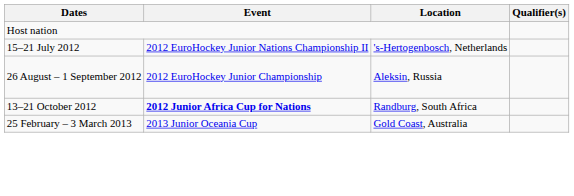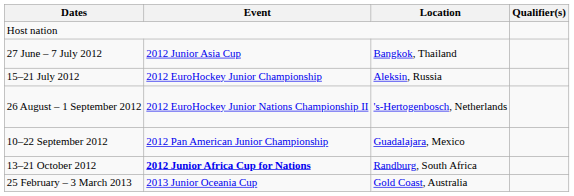+ row: (54, 53)
(257, 47) 2012 EuroHockey Junior Nations Championship II -> (234, 77) 2012 EuroHockey Junior Championship
(440, 47) 's-Hertogenbosch, Netherlands -> (408, 77) Aleksin, Russia
(234, 77) 2012 EuroHockey Junior Championship -> (257, 106) 2012 EuroHockey Junior Nations Championship II
(408, 77) Aleksin, Russia -> (440, 106) 's-Hertogenbosch, Netherlands
+ row: (57, 142)
